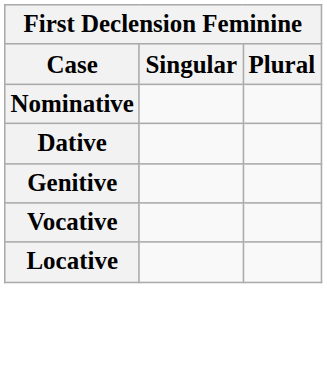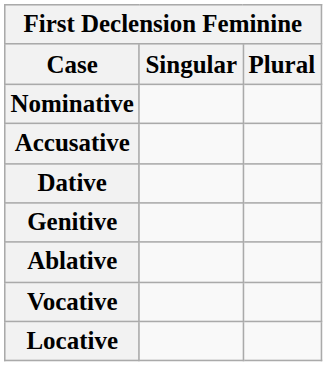+ row: (72, 143)
+ row: (72, 261)
